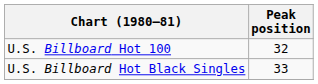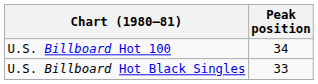(281, 49) 32 -> (281, 49) 34
